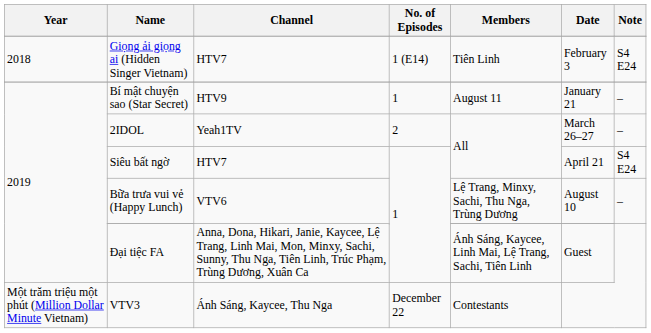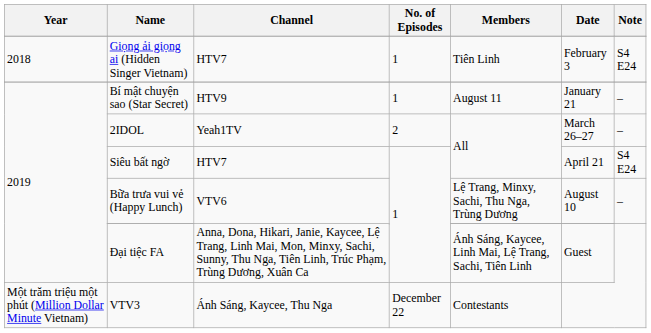(410, 59) 1 (E14) -> (395, 59) 1
